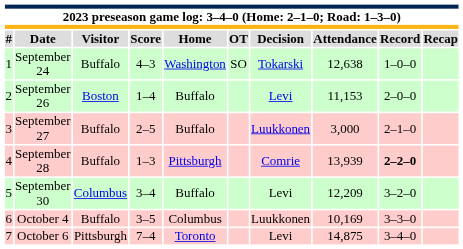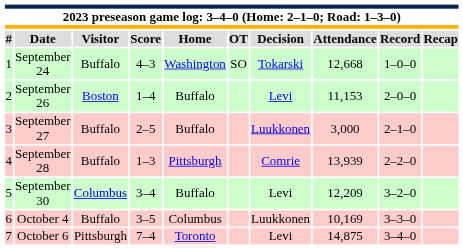(345, 63) 12,638 -> (345, 63) 12,668
(400, 161) bold -> (400, 161) normal
